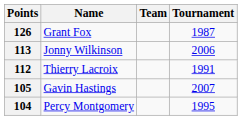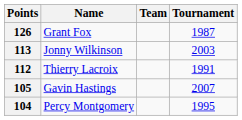(203, 50) 2006 -> (203, 50) 2003
